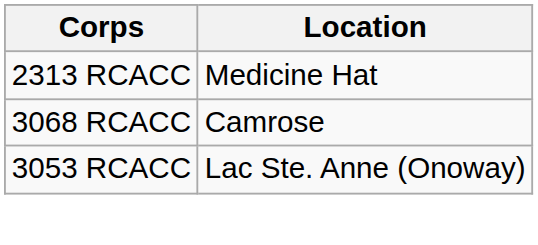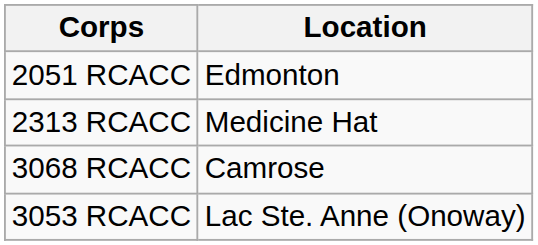+ row: (101, 74)
